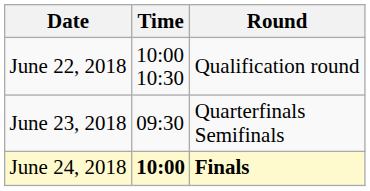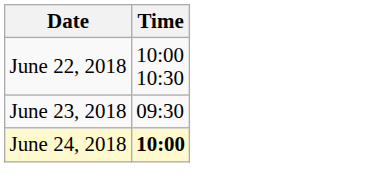- column: (277, 21)
